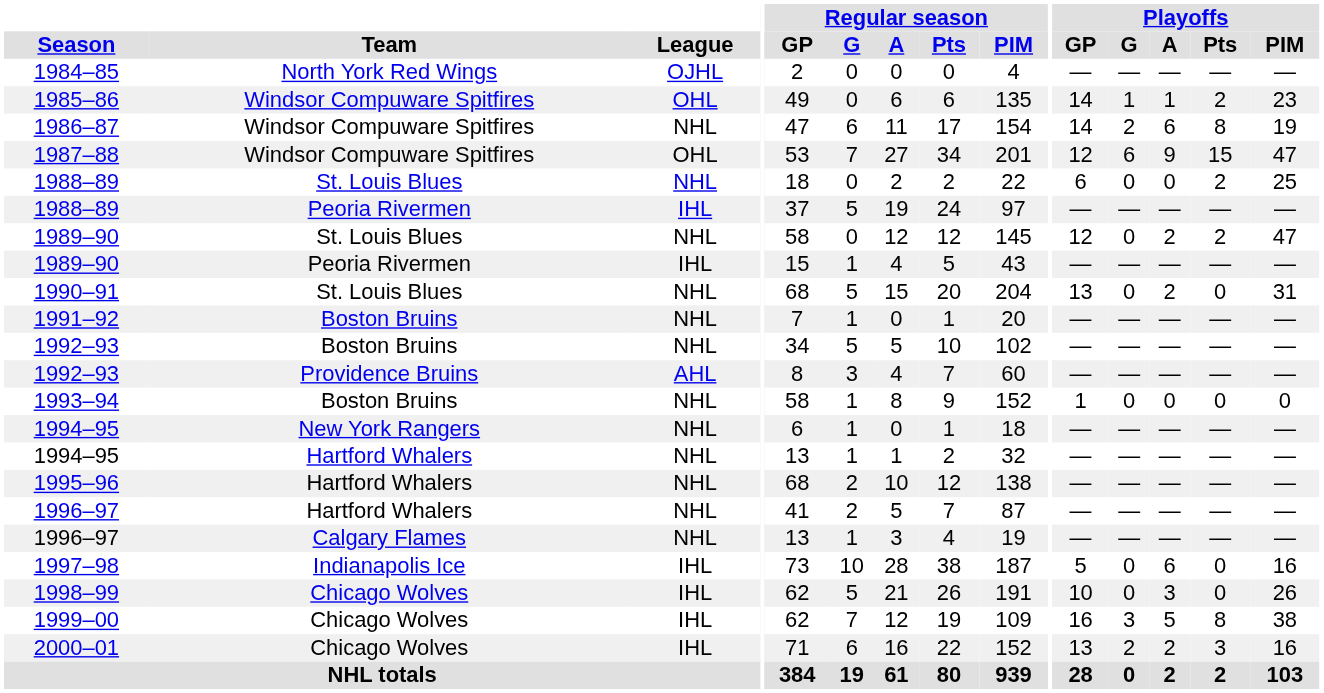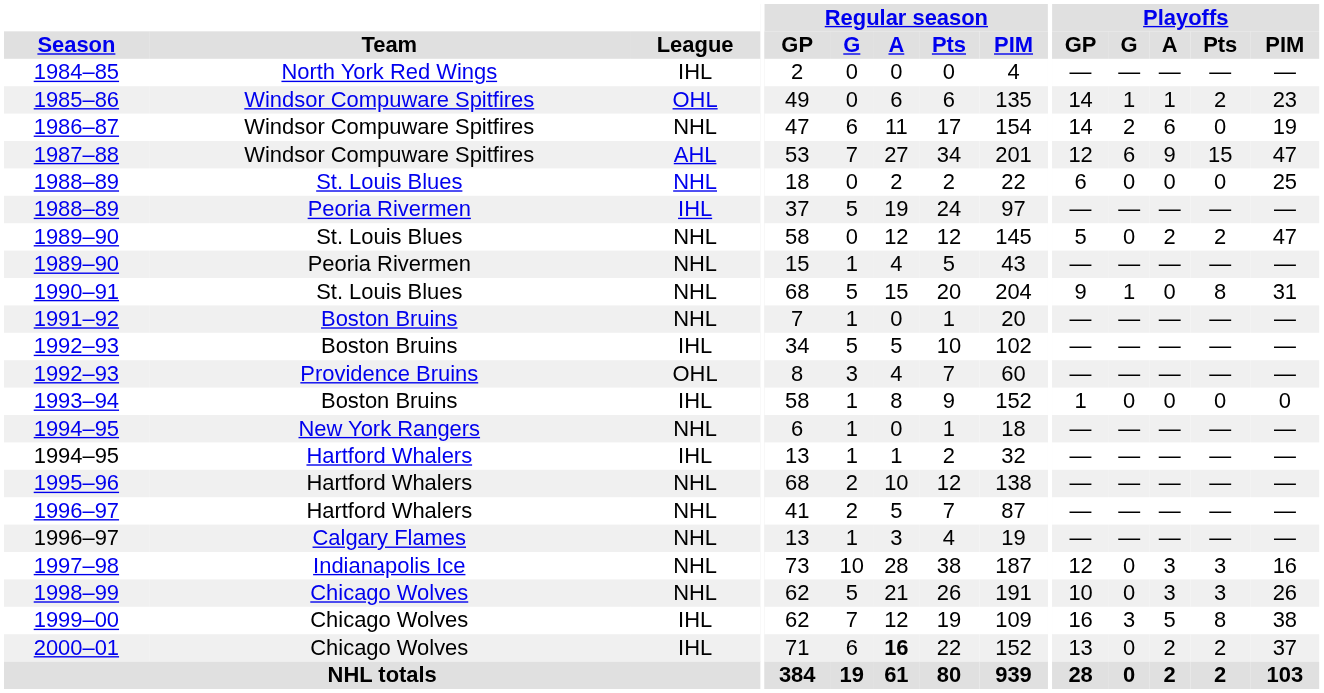(695, 72) OJHL -> (695, 72) IHL
(1220, 127) 8 -> (1220, 127) 0
(695, 154) OHL -> (695, 154) AHL
(1220, 181) 2 -> (1220, 181) 0
(1081, 236) 12 -> (1081, 236) 5
(695, 264) IHL -> (695, 264) NHL
(1081, 291) 13 -> (1081, 291) 9
(1129, 291) 0 -> (1129, 291) 1
(1170, 291) 2 -> (1170, 291) 0
(1220, 291) 0 -> (1220, 291) 8
(695, 346) NHL -> (695, 346) IHL
(695, 373) AHL -> (695, 373) OHL
(695, 401) NHL -> (695, 401) IHL
(695, 455) NHL -> (695, 455) IHL
(695, 565) IHL -> (695, 565) NHL
(1081, 565) 5 -> (1081, 565) 12
(1170, 565) 6 -> (1170, 565) 3
(1220, 565) 0 -> (1220, 565) 3
(695, 592) IHL -> (695, 592) NHL
(1220, 592) 0 -> (1220, 592) 3
(896, 647) normal -> (896, 647) bold
(1129, 647) 2 -> (1129, 647) 0
(1220, 647) 3 -> (1220, 647) 2
(1285, 647) 16 -> (1285, 647) 37
